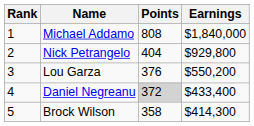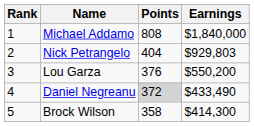(210, 53) $929,800 -> (210, 53) $929,803
(210, 92) $433,400 -> (210, 92) $433,490
